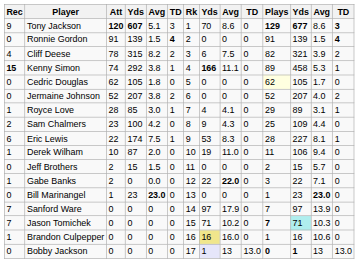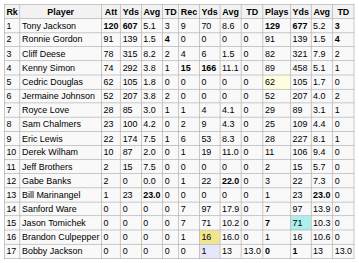columns swapped: (192, 12) <-> (15, 12)
(319, 26) 8.6 -> (319, 26) 5.2
(228, 54) 7.5 -> (228, 54) 1.5
(319, 54) 3.9 -> (319, 54) 7.9
(319, 68) 5.3 -> (319, 68) 5.1
(154, 167) 1.5 -> (149, 167) 7.5
(319, 181) 7.1 -> (319, 181) 7.3
